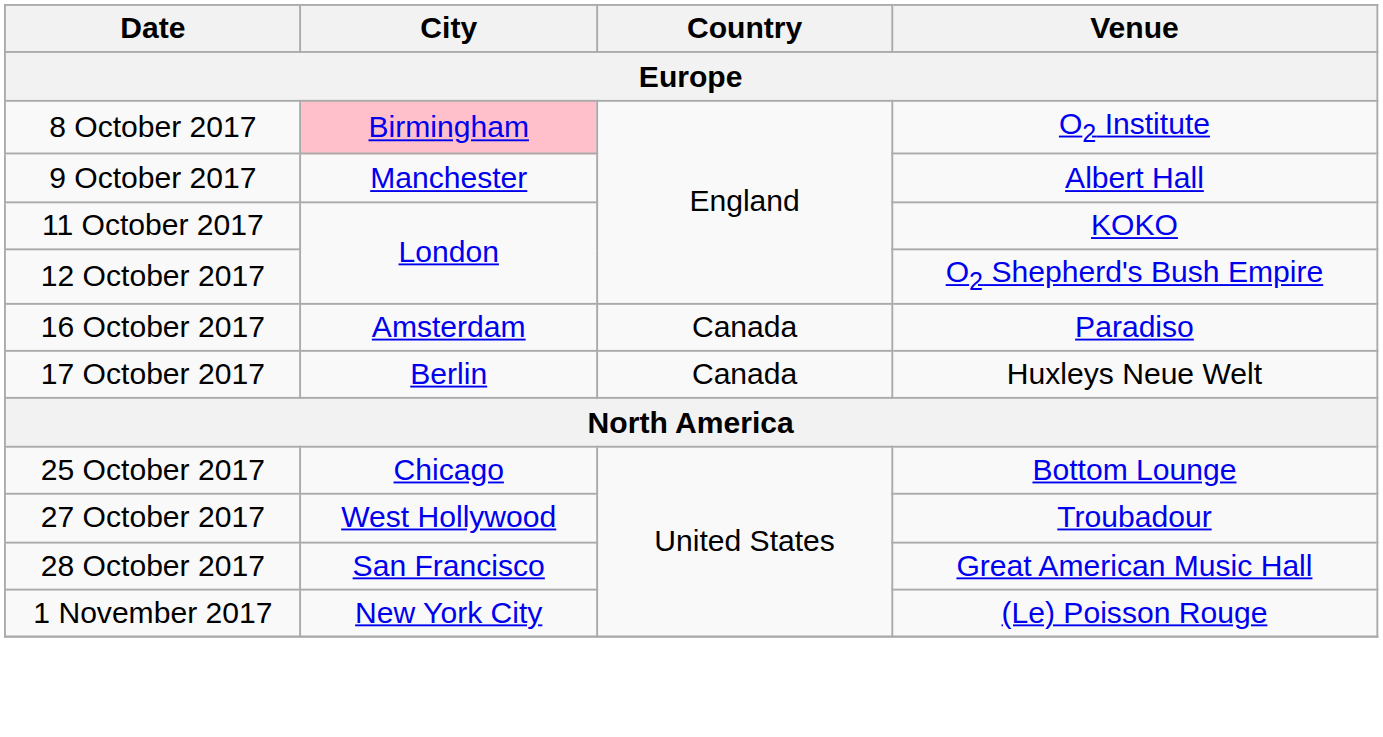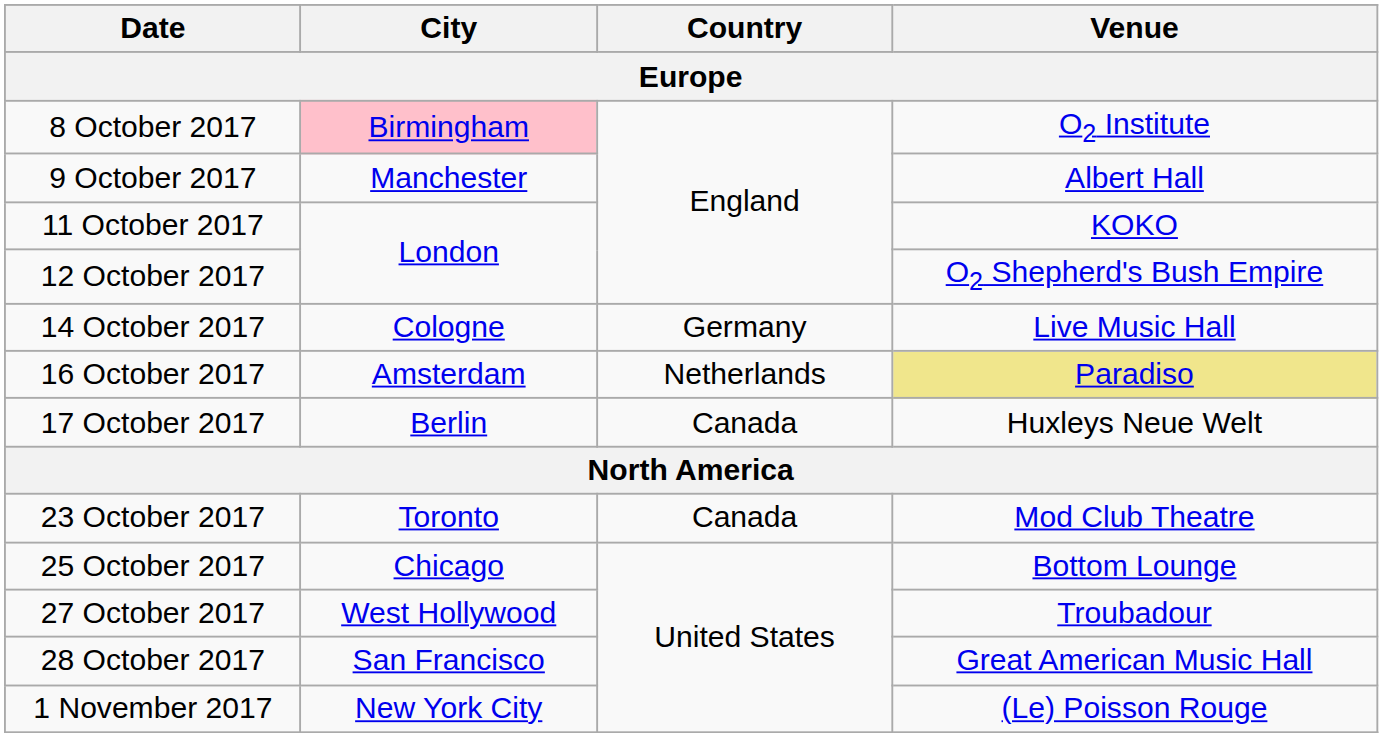+ row: (153, 326)
(745, 326) Canada -> (745, 374) Netherlands
(1134, 326) no background -> (1134, 374) khaki background
+ row: (153, 517)
